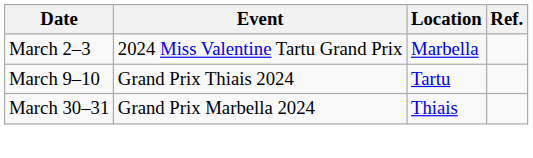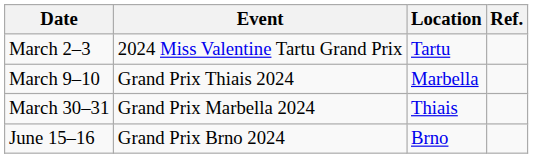(445, 49) Marbella -> (431, 49) Tartu
(431, 78) Tartu -> (445, 78) Marbella
+ row: (52, 138)
